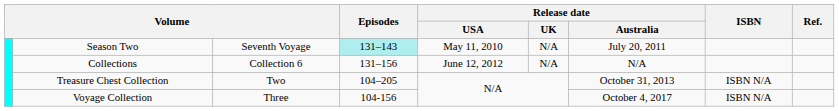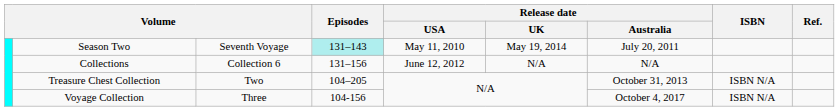(549, 47) N/A -> (536, 47) May 19, 2014
